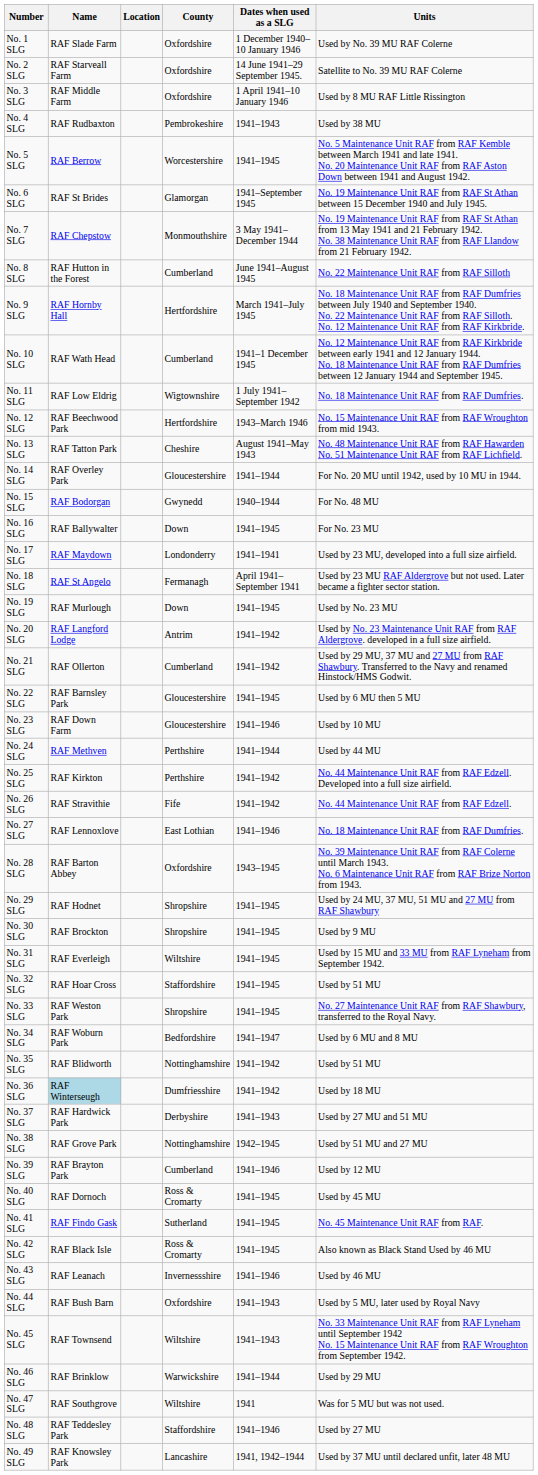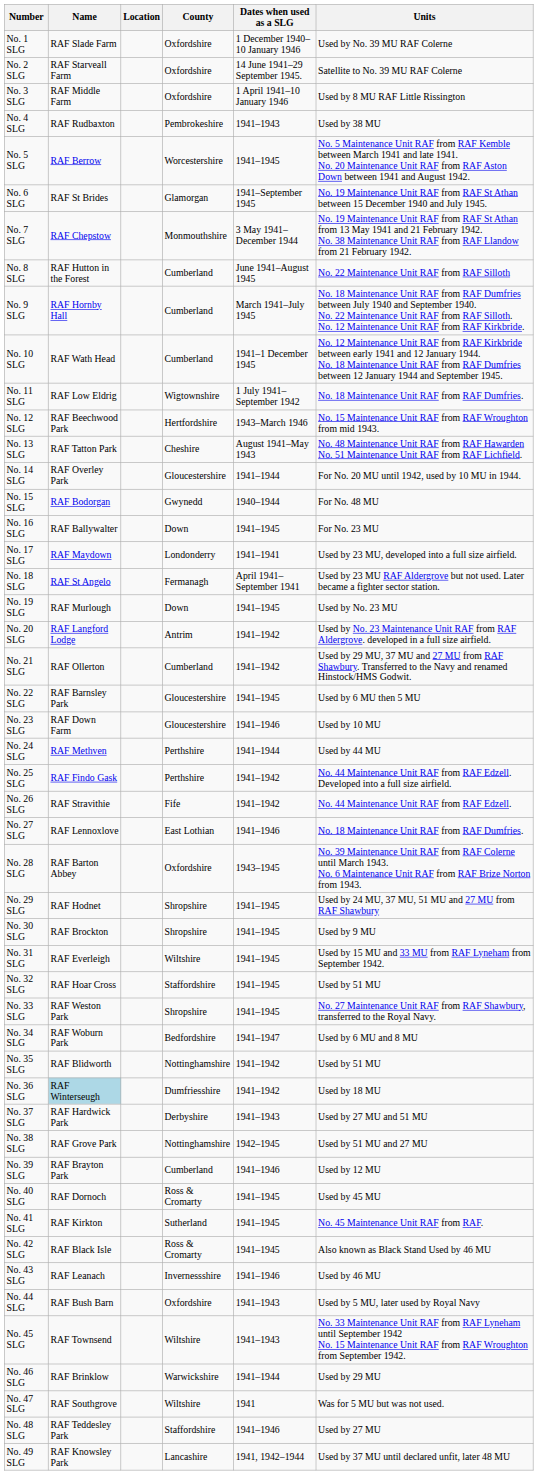(191, 310) Hertfordshire -> (189, 310) Cumberland
(76, 778) RAF Kirkton -> (84, 778) RAF Findo Gask
(84, 1223) RAF Findo Gask -> (76, 1223) RAF Kirkton
